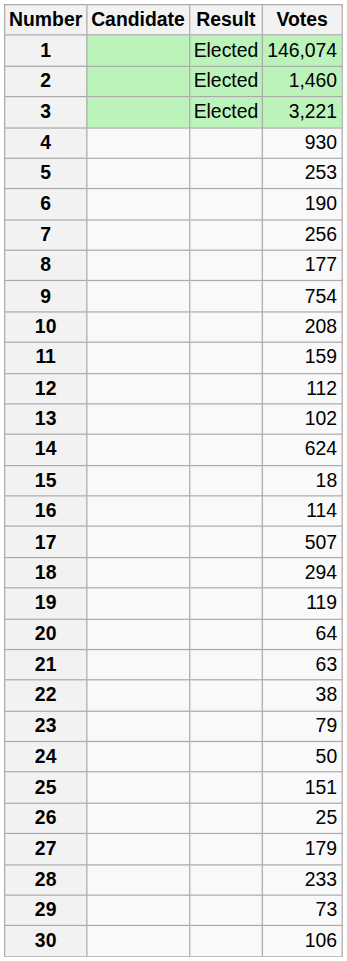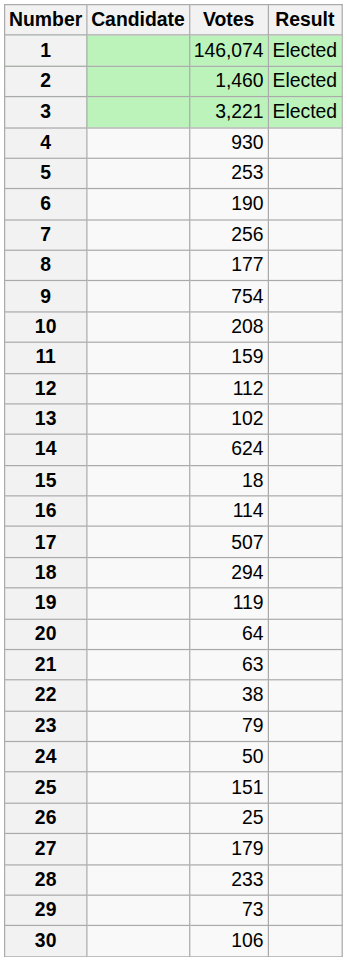columns swapped: (302, 19) <-> (226, 19)
